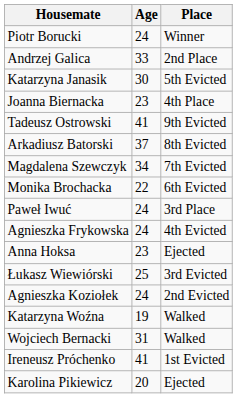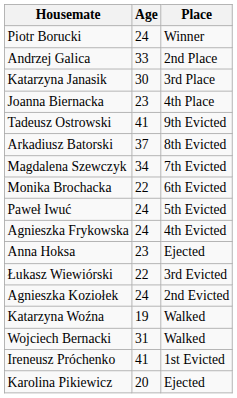(195, 79) 5th Evicted -> (189, 79) 3rd Place
(189, 209) 3rd Place -> (195, 209) 5th Evicted
(142, 274) 25 -> (142, 274) 22
